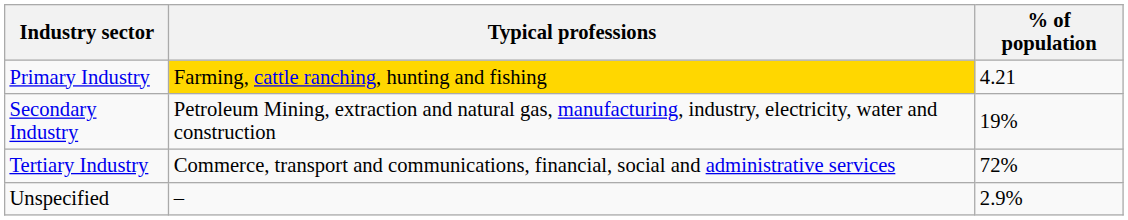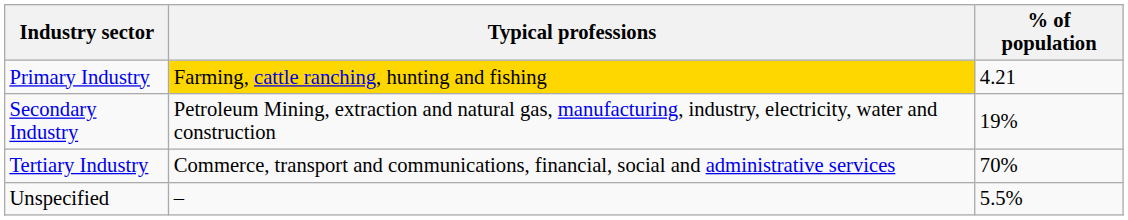(999, 165) 72% -> (999, 165) 70%
(1001, 198) 2.9% -> (1001, 198) 5.5%
